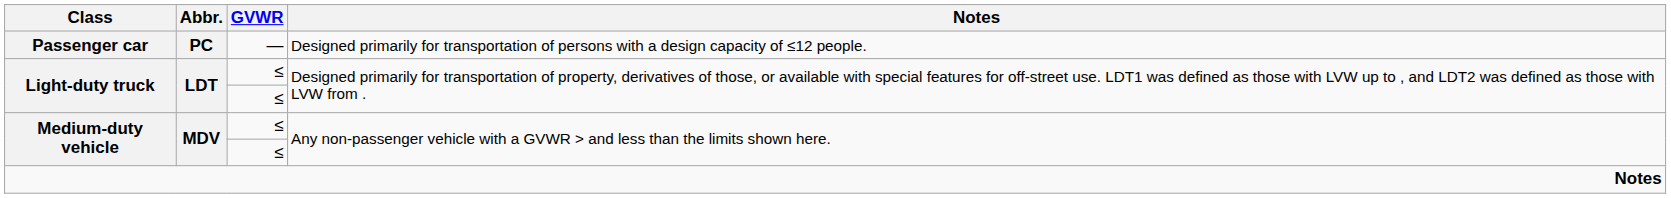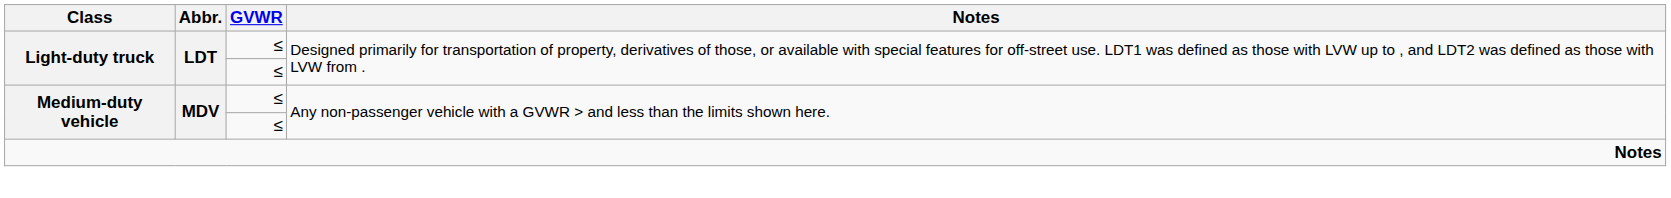- row: (90, 44)
